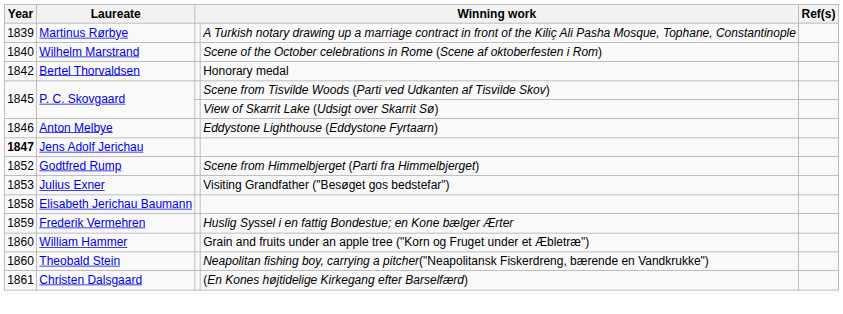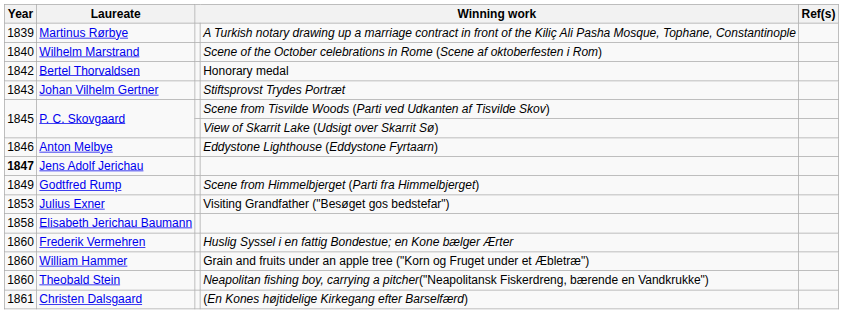+ row: (99, 90)
(20, 166) 1852 -> (20, 185) 1849
(20, 223) 1859 -> (20, 242) 1860
